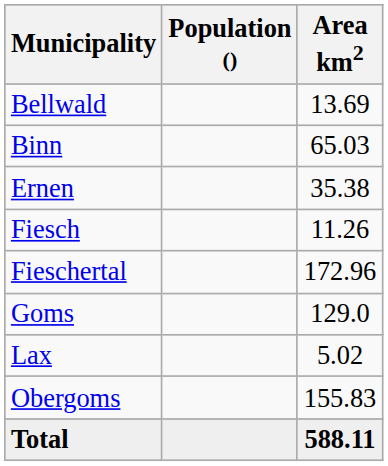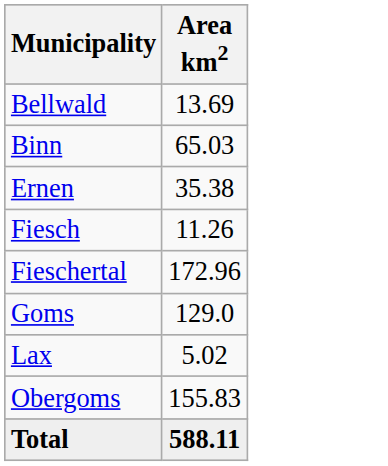- column: (230, 43)
